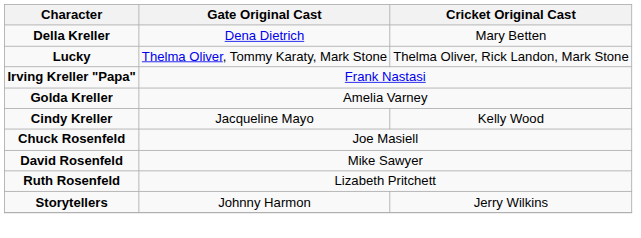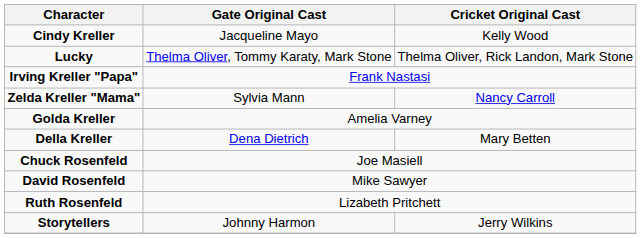rows swapped: (72, 118) <-> (72, 35)
+ row: (74, 98)
